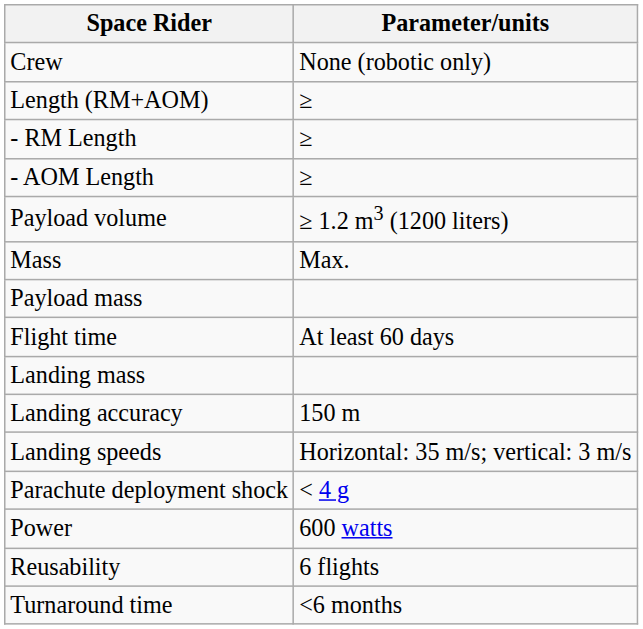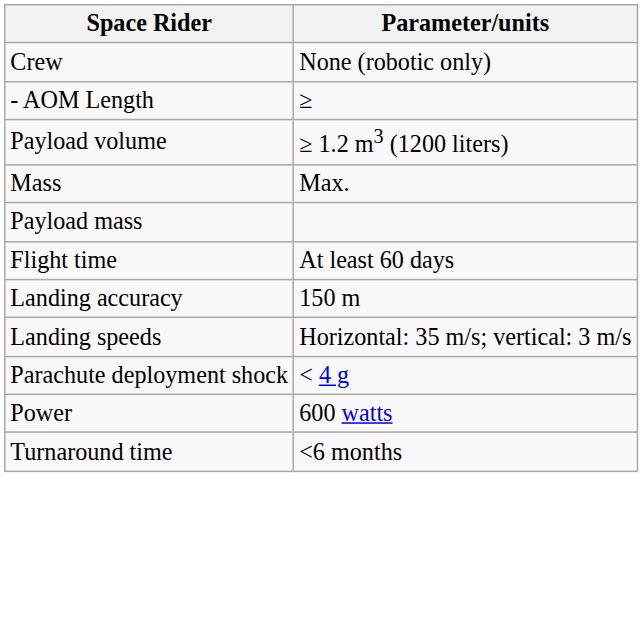- row: (109, 100)
- row: (73, 138)
- row: (78, 375)
- row: (65, 566)
